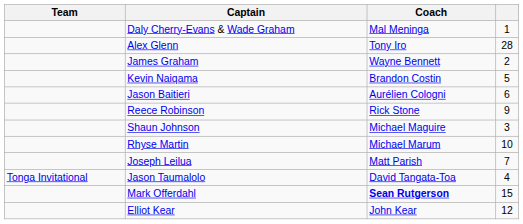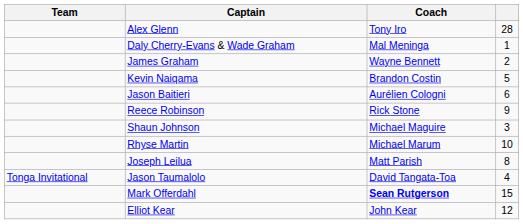rows swapped: (211, 29) <-> (153, 45)
(507, 161) 7 -> (507, 161) 8
